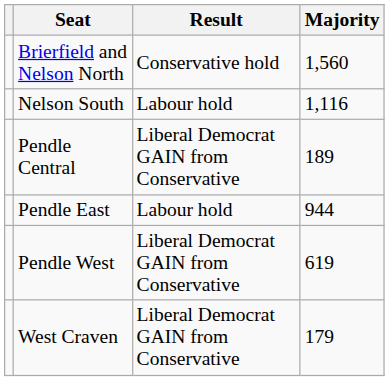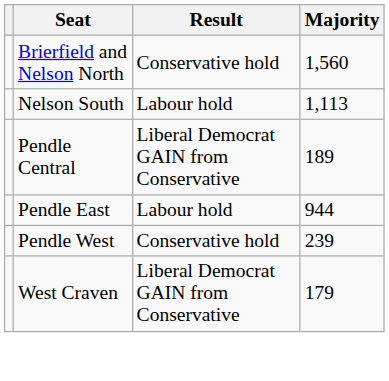(326, 103) 1,116 -> (326, 103) 1,113
(206, 262) Liberal Democrat GAIN from Conservative -> (208, 240) Conservative hold
(319, 262) 619 -> (319, 240) 239
